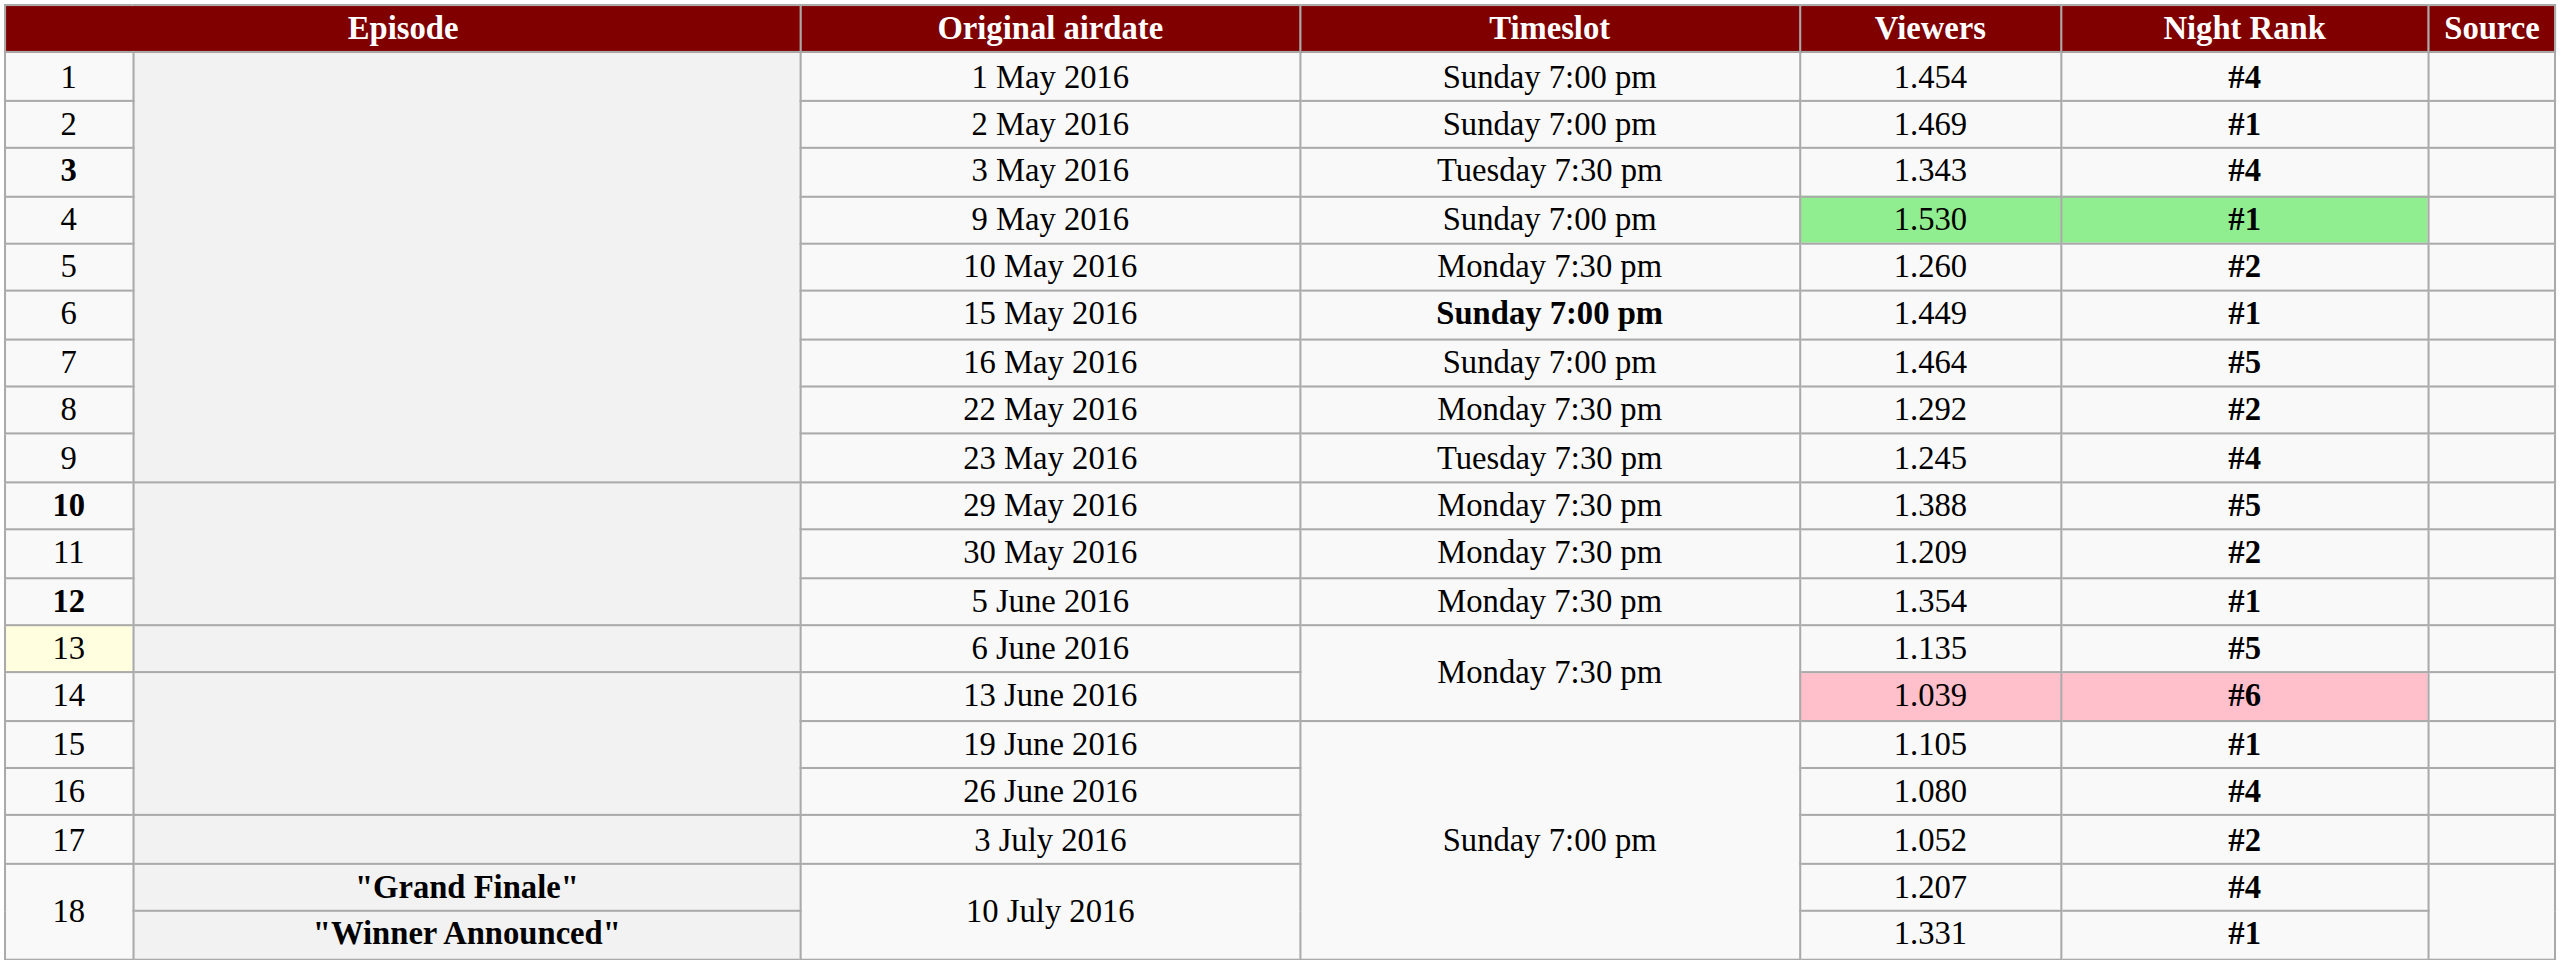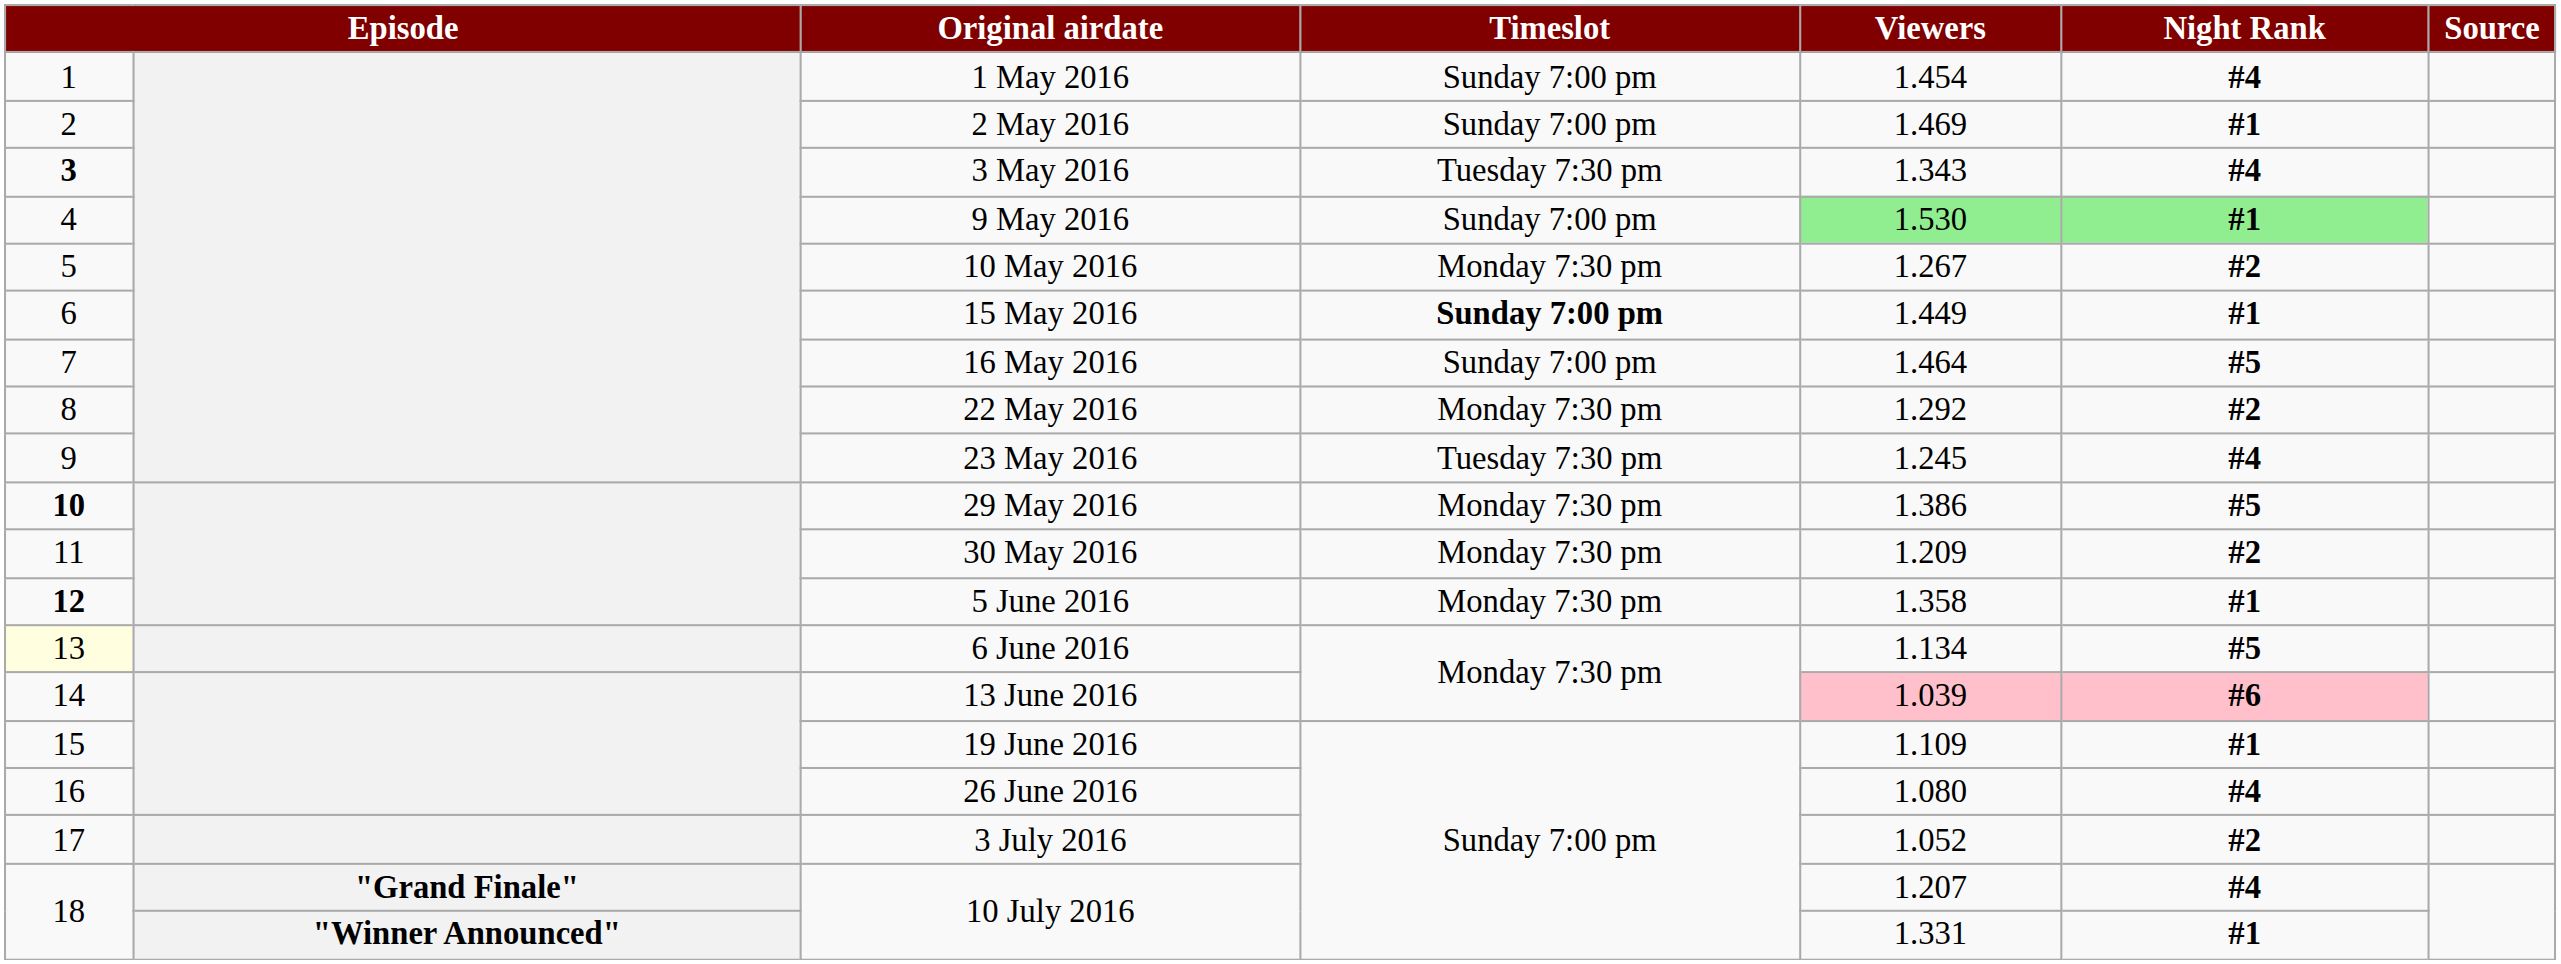(1930, 266) 1.260 -> (1930, 266) 1.267
(1930, 505) 1.388 -> (1930, 505) 1.386
(1930, 600) 1.354 -> (1930, 600) 1.358
(1930, 648) 1.135 -> (1930, 648) 1.134
(1930, 743) 1.105 -> (1930, 743) 1.109
